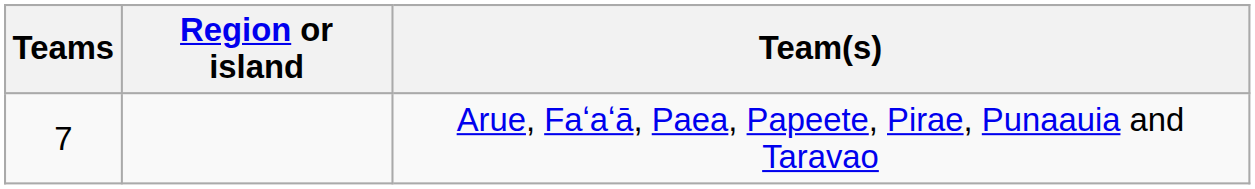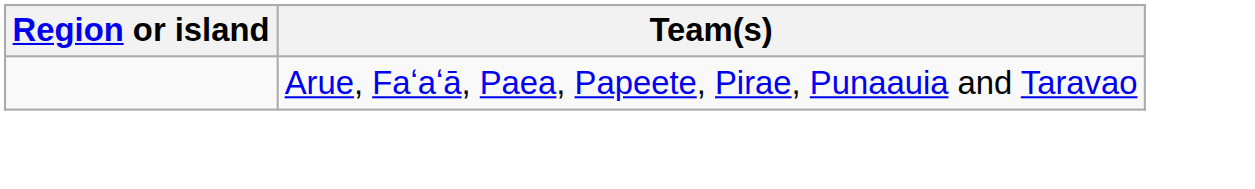- column: (63, 48)
